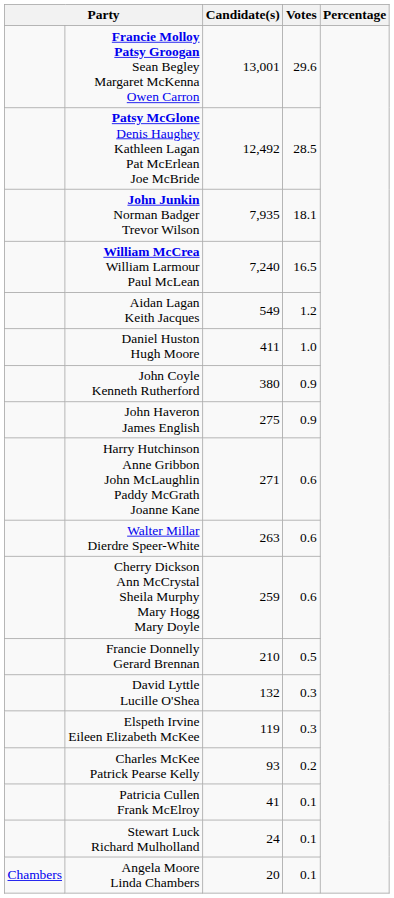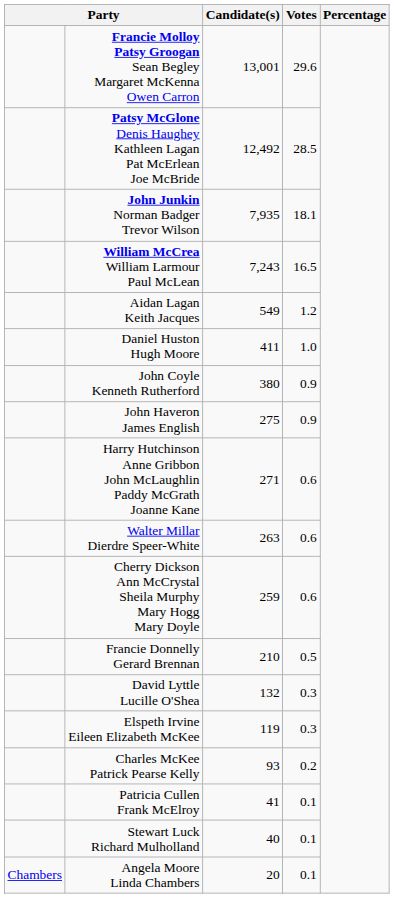(265, 266) 7,240 -> (265, 266) 7,243
(273, 838) 24 -> (273, 838) 40
